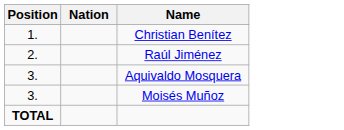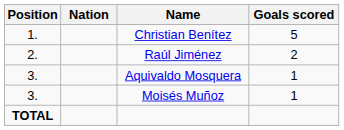+ column: (294, 15)
